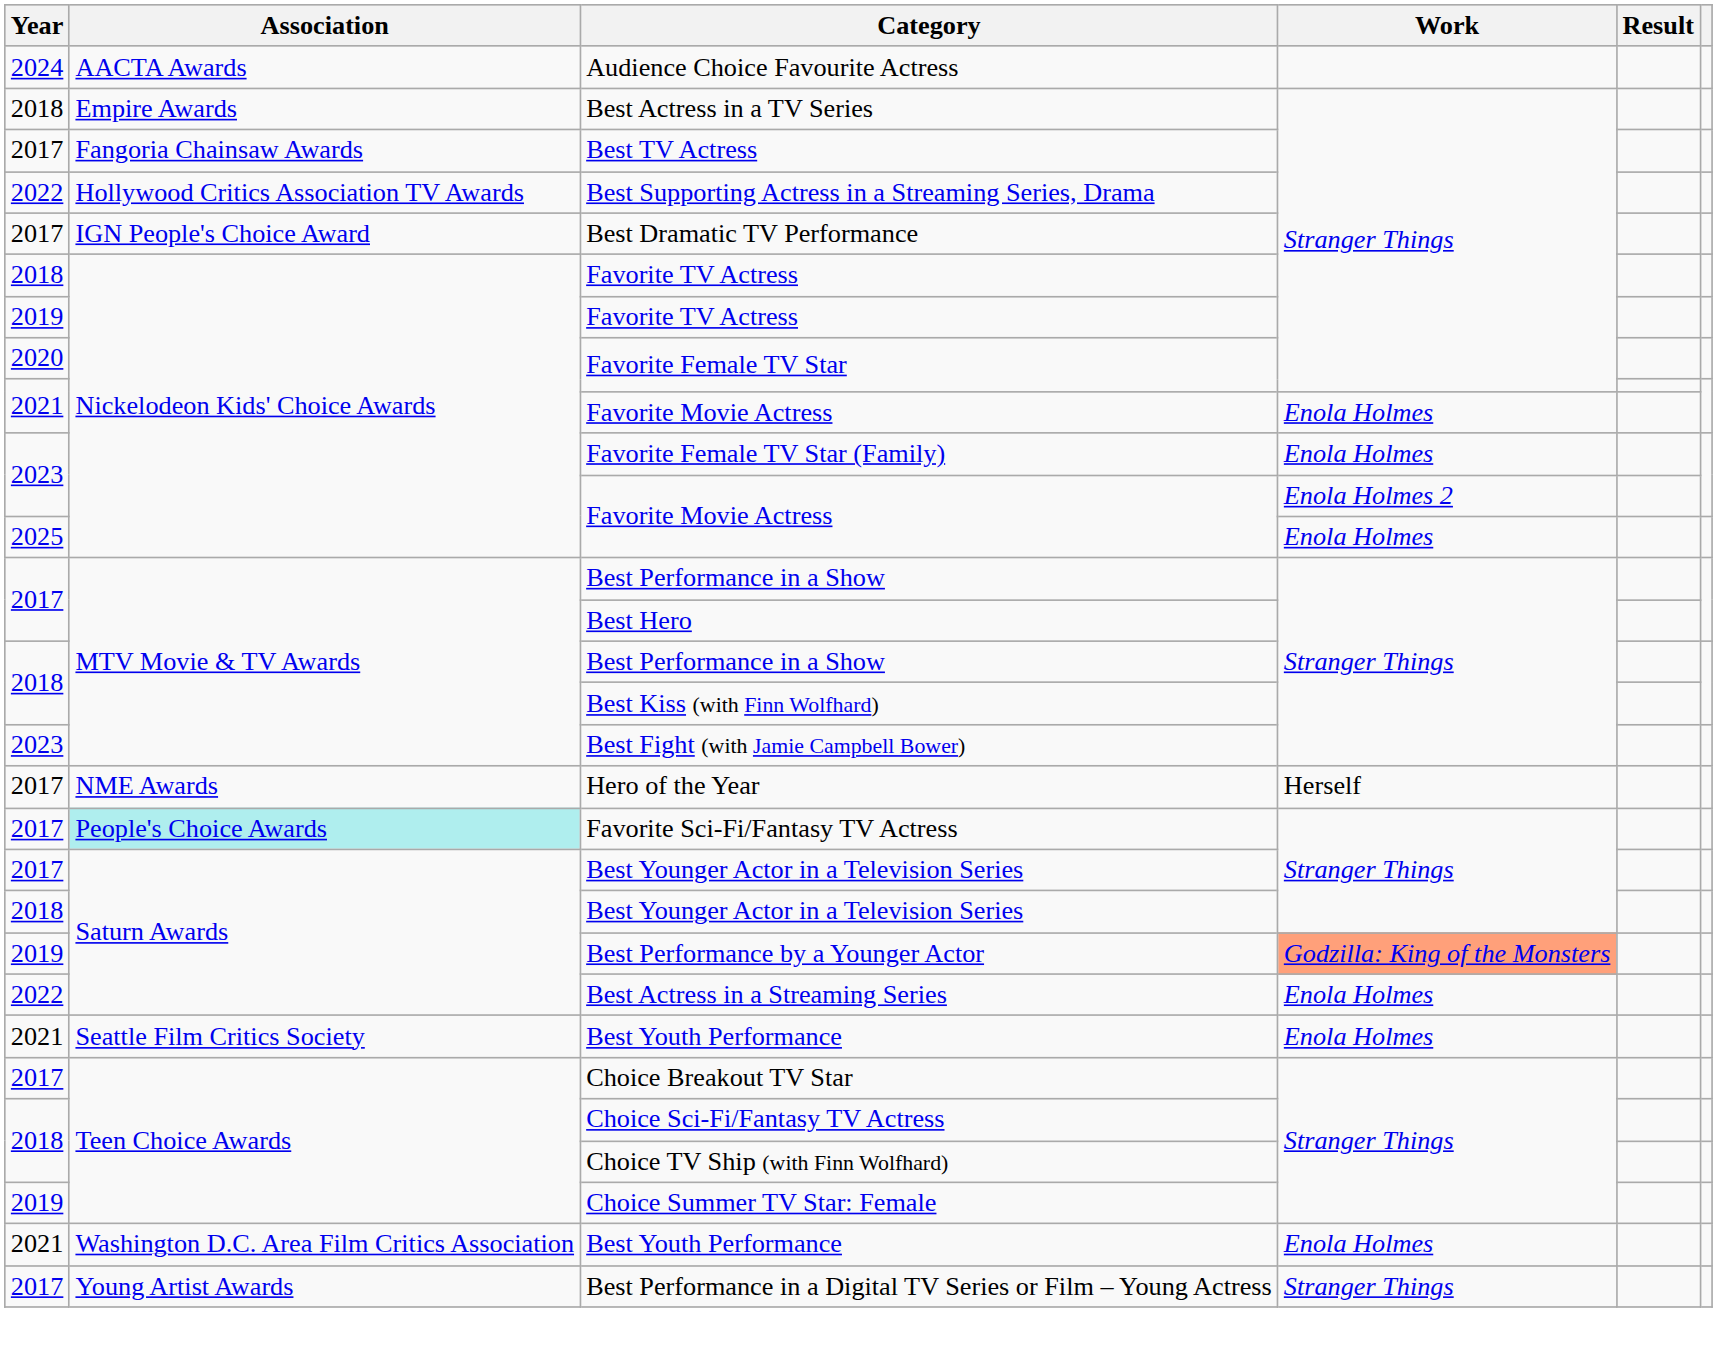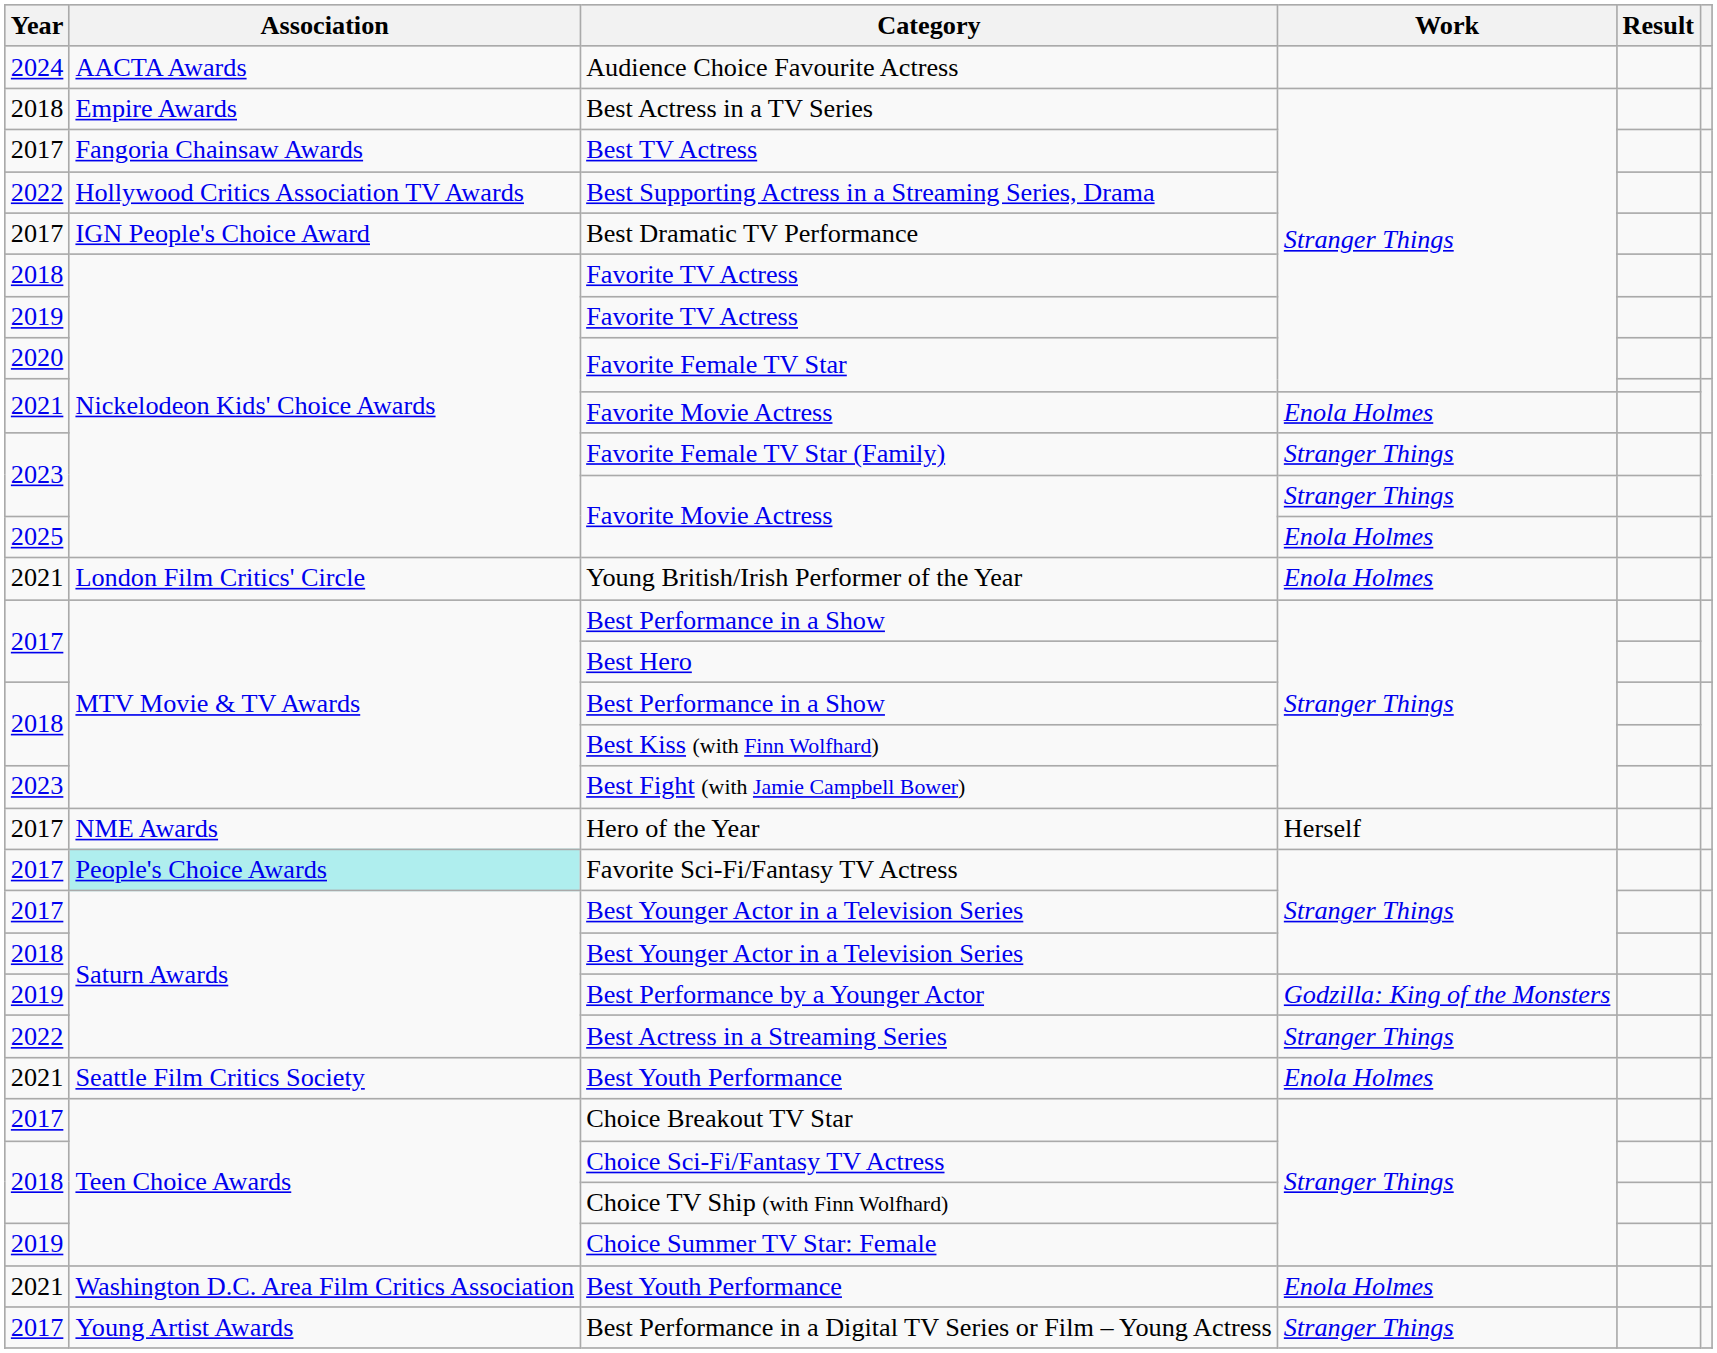(1359, 453) Enola Holmes -> (1369, 453) Stranger Things
(1368, 495) Enola Holmes 2 -> (1369, 495) Stranger Things
+ row: (37, 578)
(1447, 952) lightsalmon background -> (1447, 994) no background
(1359, 994) Enola Holmes -> (1369, 1036) Stranger Things
